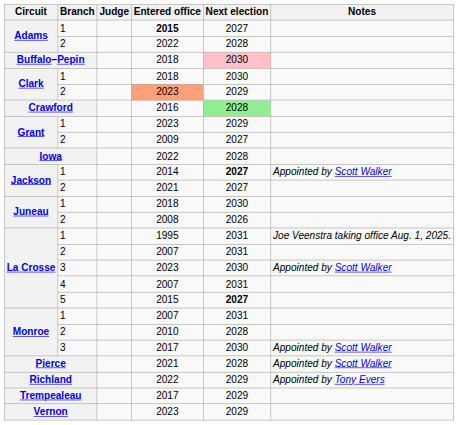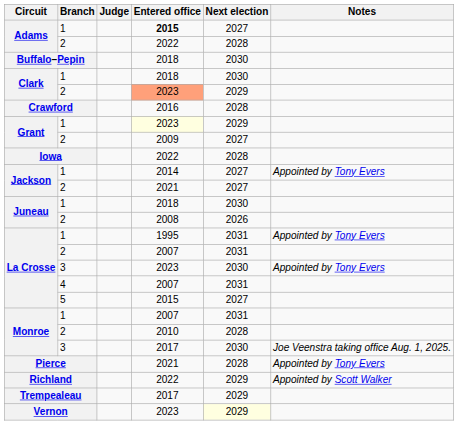(237, 60) pink background -> (237, 60) no background
(237, 108) lightgreen background -> (237, 108) no background
(167, 124) no background -> (167, 124) lightyellow background
(237, 172) bold -> (237, 172) normal
(332, 172) Appointed by Scott Walker -> (329, 172) Appointed by Tony Evers
(362, 236) Joe Veenstra taking office Aug. 1, 2025. -> (329, 236) Appointed by Tony Evers
(332, 268) Appointed by Scott Walker -> (329, 268) Appointed by Tony Evers
(237, 300) bold -> (237, 300) normal
(332, 348) Appointed by Scott Walker -> (362, 348) Joe Veenstra taking office Aug. 1, 2025.
(332, 364) Appointed by Scott Walker -> (329, 364) Appointed by Tony Evers
(329, 380) Appointed by Tony Evers -> (332, 380) Appointed by Scott Walker
(237, 412) no background -> (237, 412) lightyellow background
